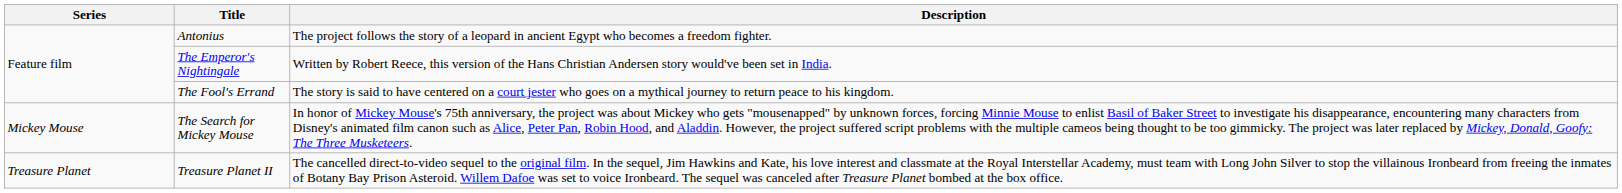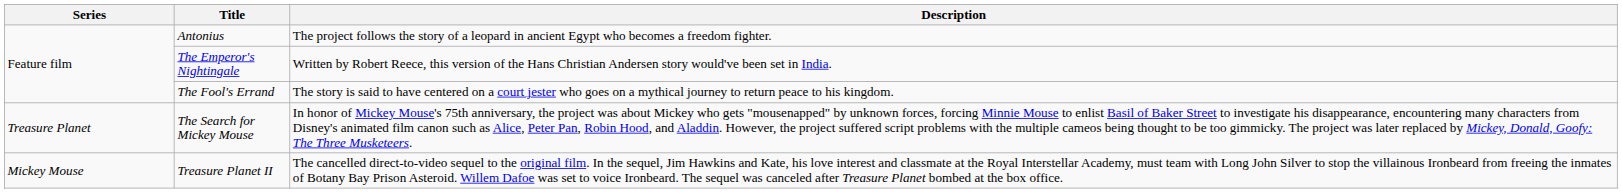(45, 127) Mickey Mouse -> (49, 127) Treasure Planet
(49, 170) Treasure Planet -> (45, 170) Mickey Mouse
